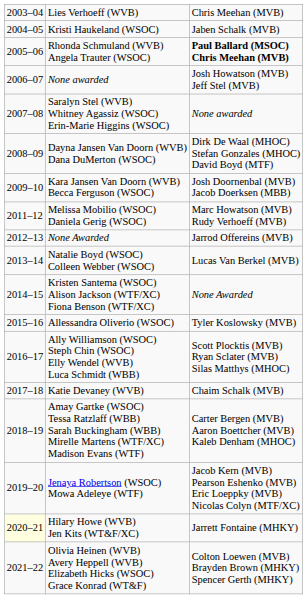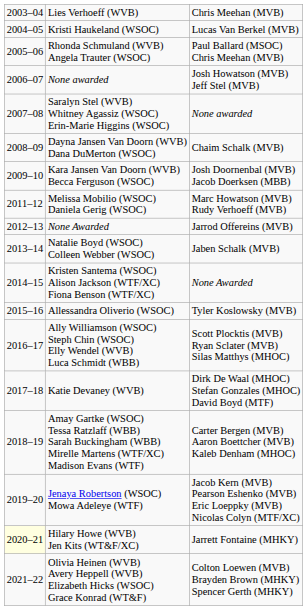(236, 29) Jaben Schalk (MVB) -> (245, 29) Lucas Van Berkel (MVB)
(240, 51) bold -> (238, 51) normal
(246, 153) Dirk De Waal (MHOC) Stefan Gonzales (MHOC) David Boyd (MTF) -> (238, 147) Chaim Schalk (MVB)
(245, 260) Lucas Van Berkel (MVB) -> (236, 248) Jaben Schalk (MVB)
(238, 390) Chaim Schalk (MVB) -> (246, 390) Dirk De Waal (MHOC) Stefan Gonzales (MHOC) David Boyd (MTF)
